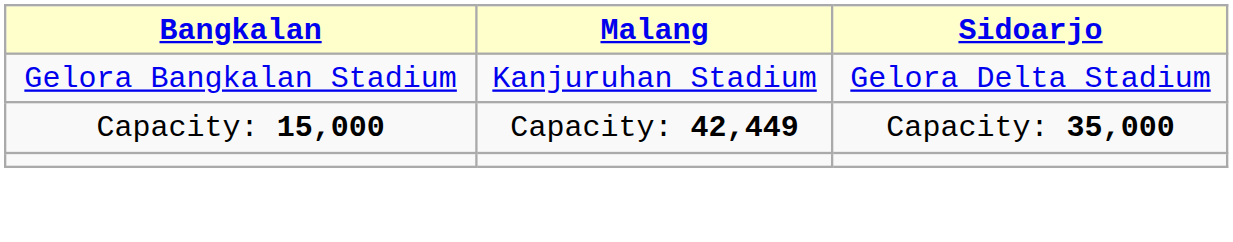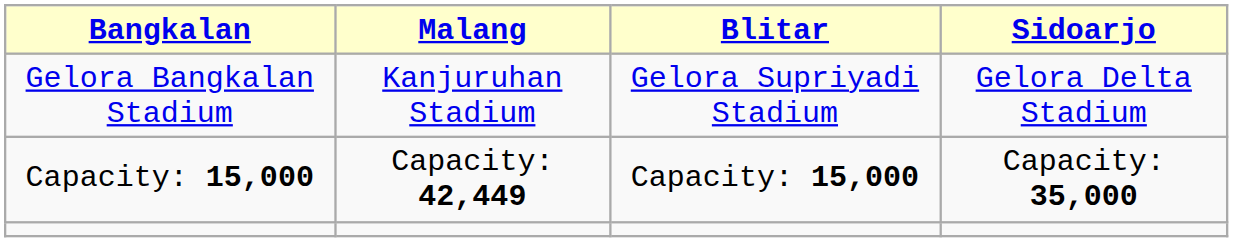+ column: (775, 30)
